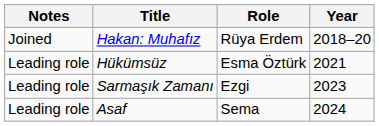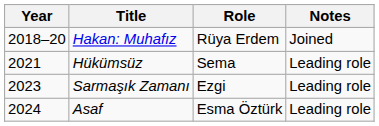columns swapped: (342, 16) <-> (49, 16)
(263, 63) Esma Öztürk -> (216, 63) Sema
(240, 109) Sema -> (240, 109) Esma Öztürk
